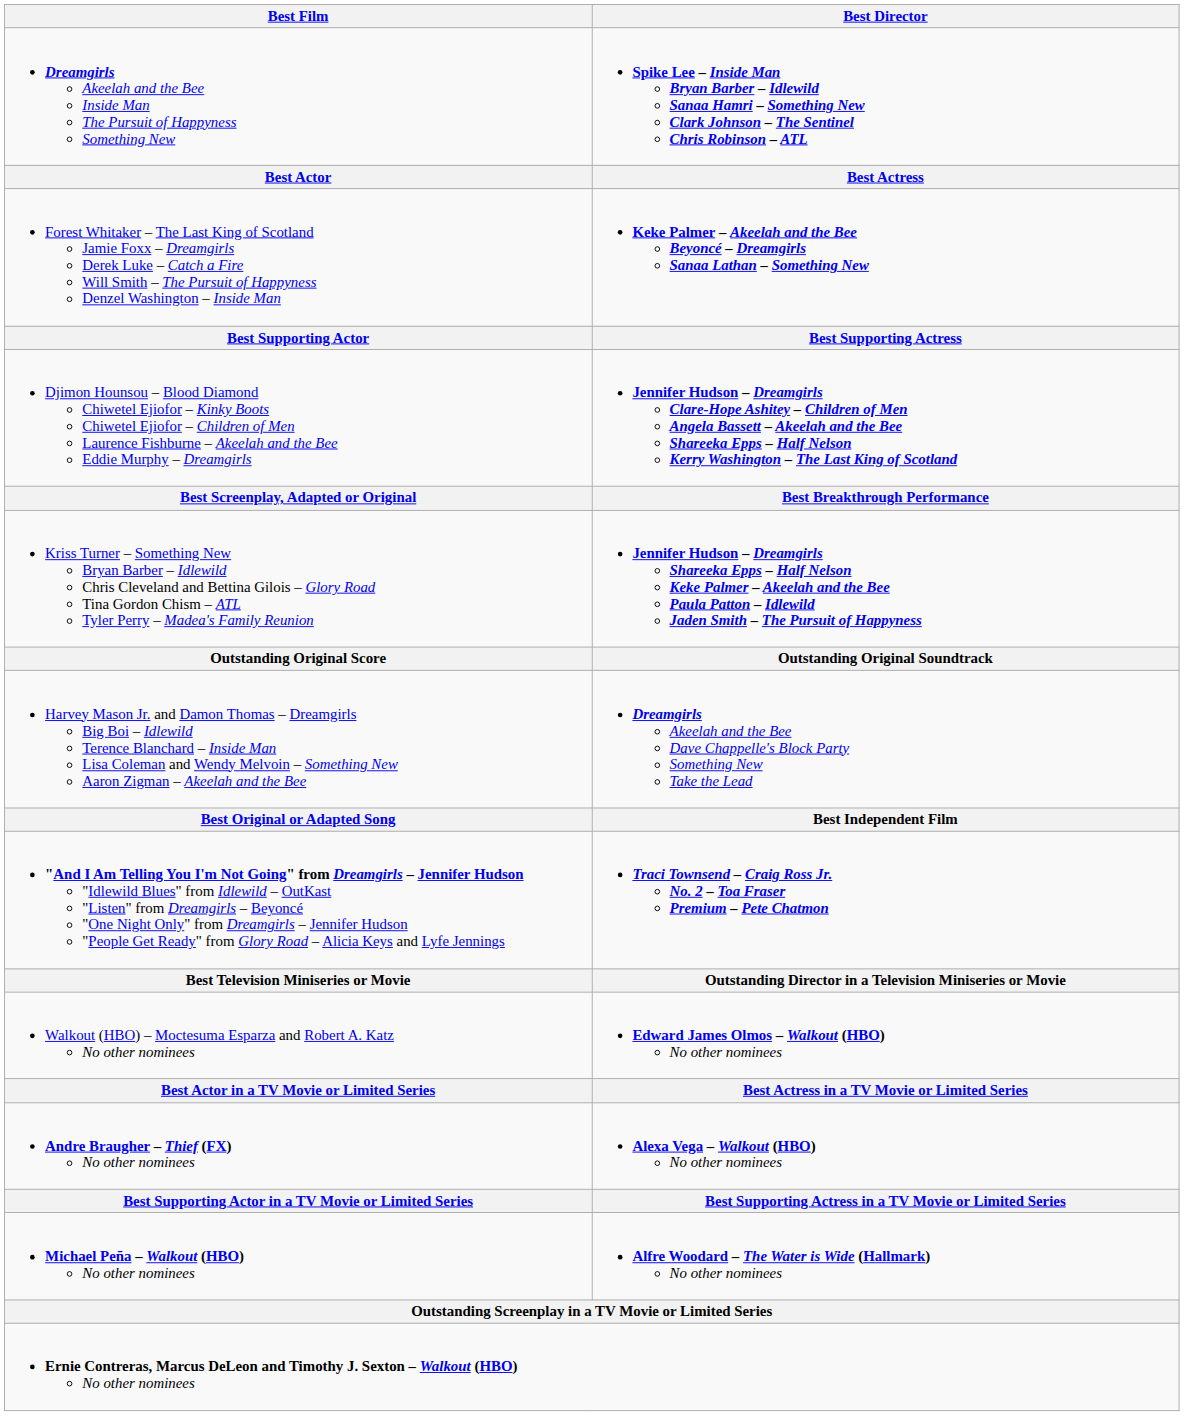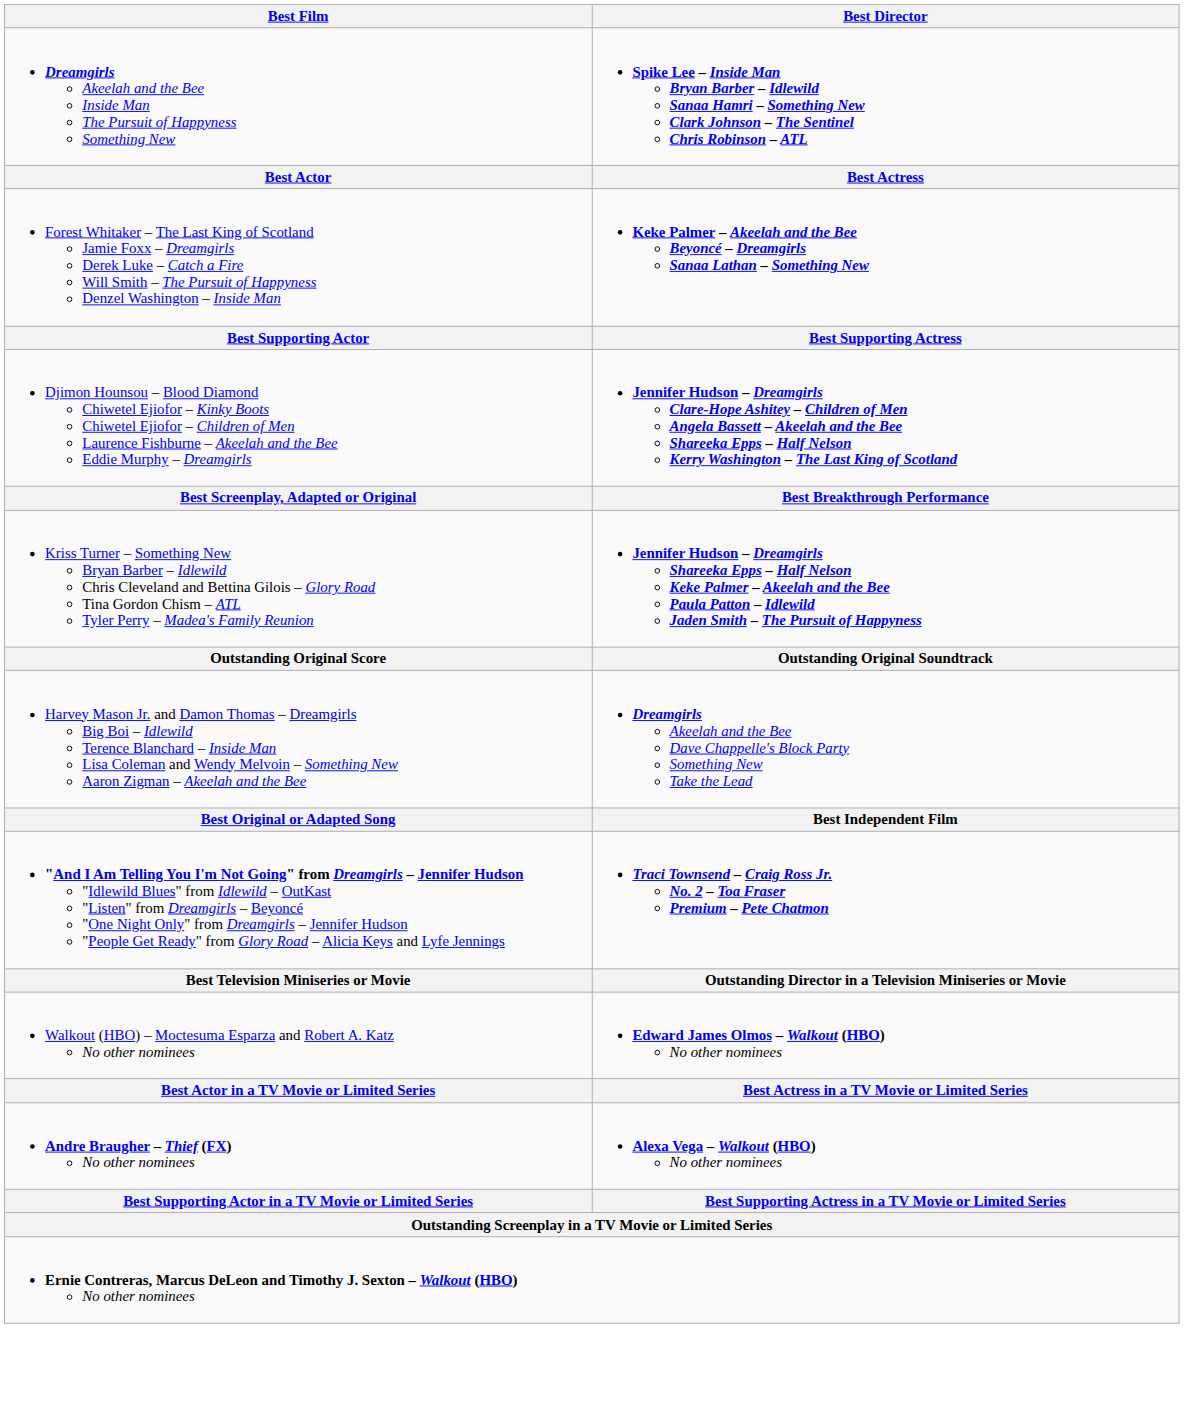- row: (298, 1265)
